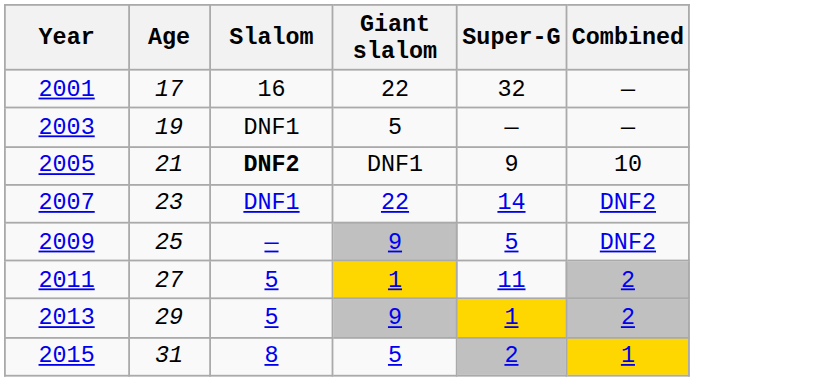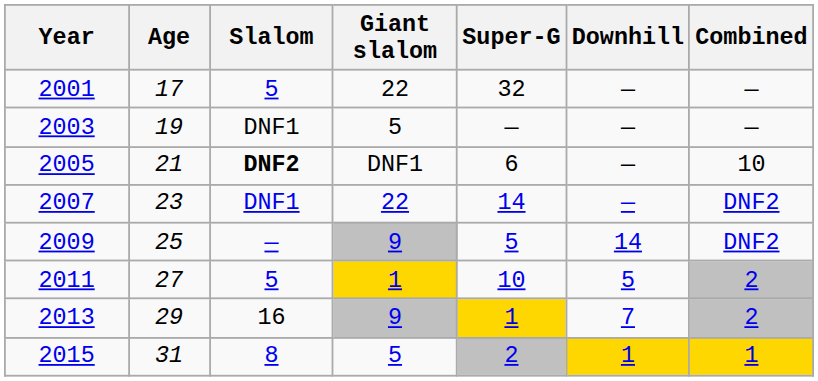+ column: (628, 37)
(272, 89) 16 -> (271, 89) 5
(511, 165) 9 -> (511, 165) 6
(511, 280) 11 -> (511, 280) 10
(271, 318) 5 -> (272, 318) 16
